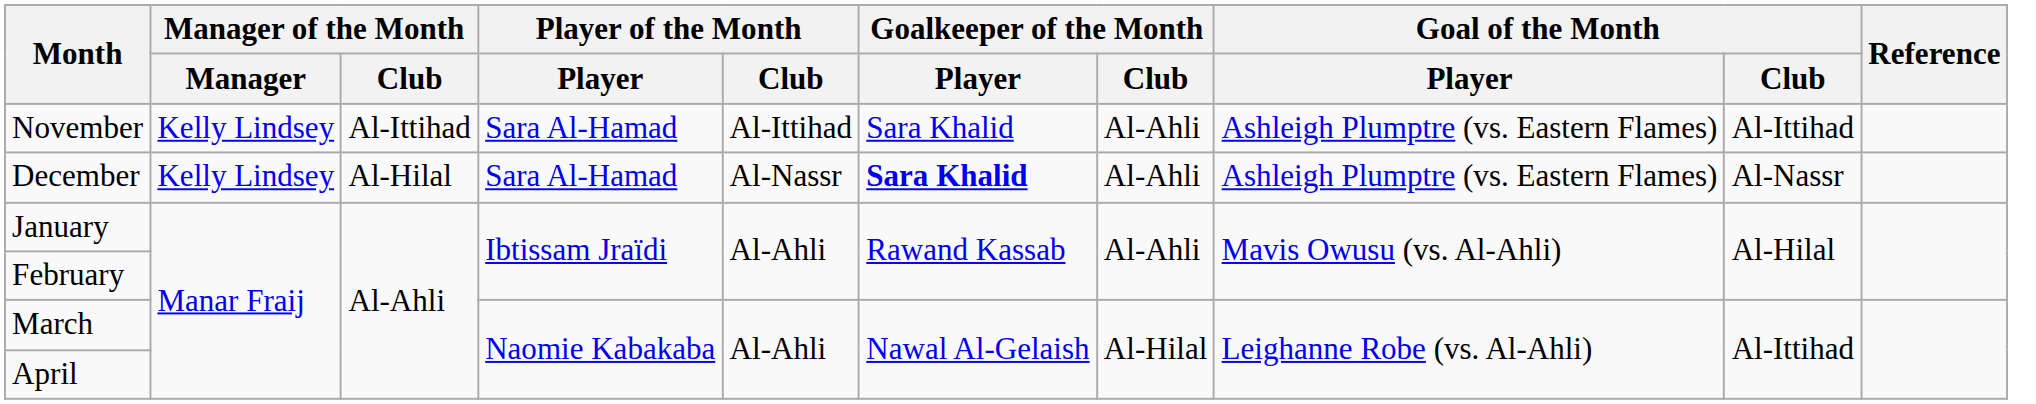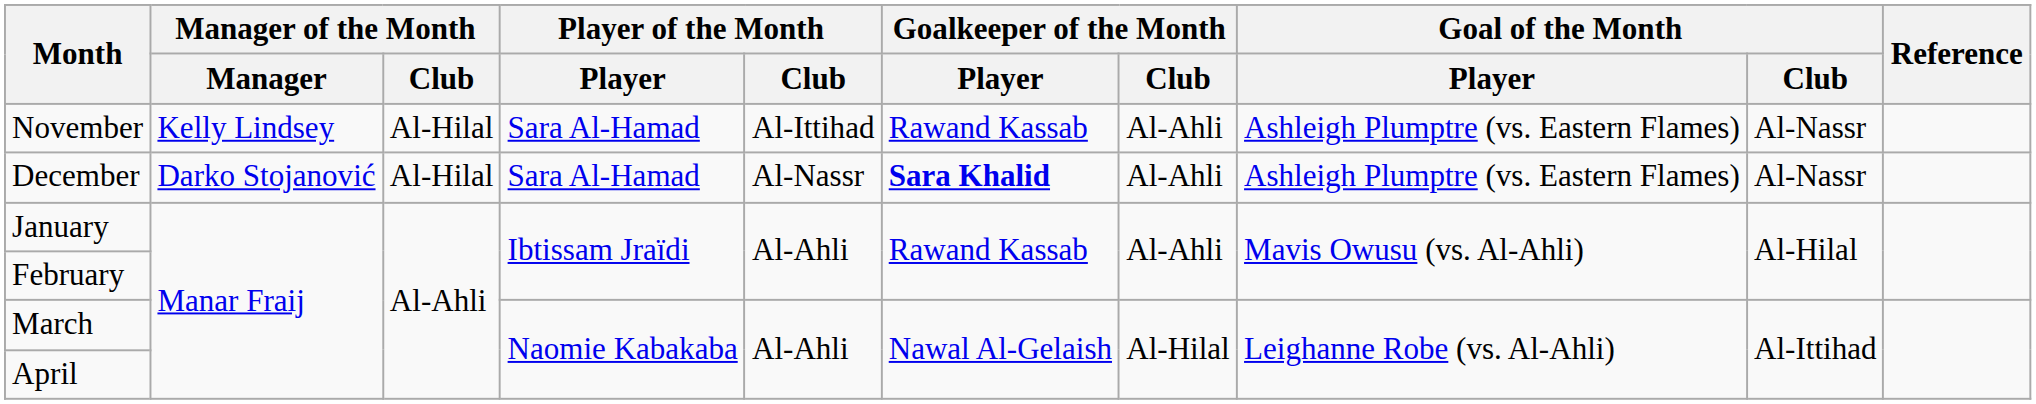(410, 127) Al-Ittihad -> (442, 127) Al-Hilal
(940, 127) Sara Khalid -> (988, 127) Rawand Kassab
(1793, 127) Al-Ittihad -> (1810, 127) Al-Nassr
(246, 176) Kelly Lindsey -> (266, 176) Darko Stojanović
